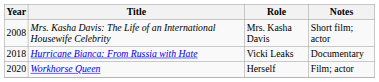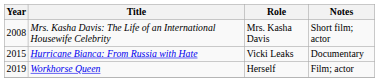(16, 54) 2018 -> (16, 54) 2015
(16, 69) 2020 -> (16, 69) 2019
